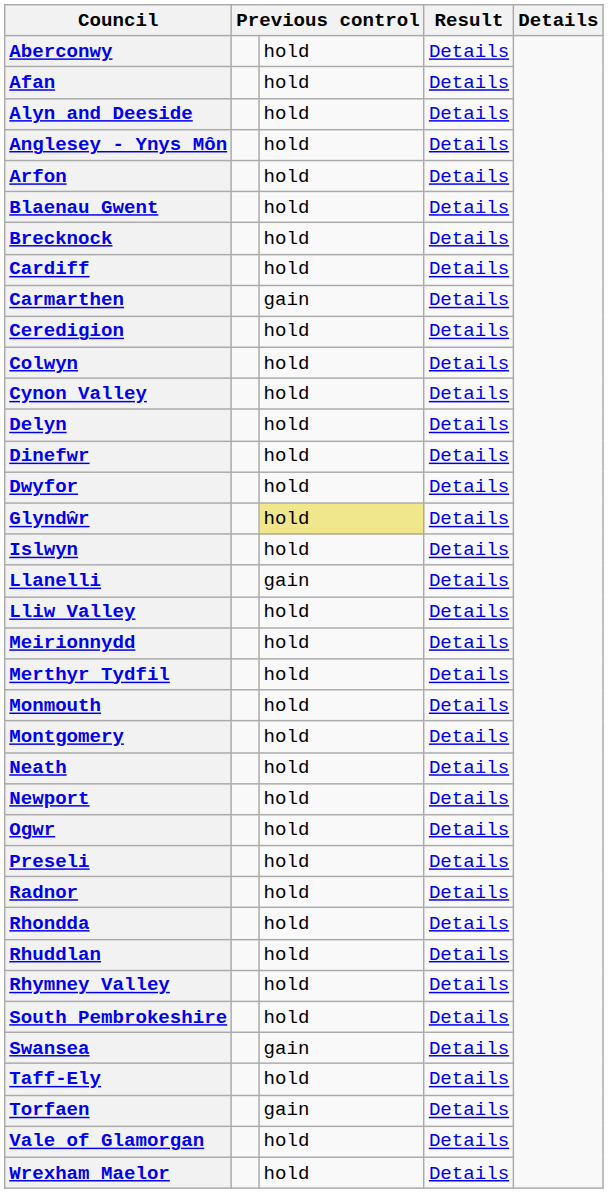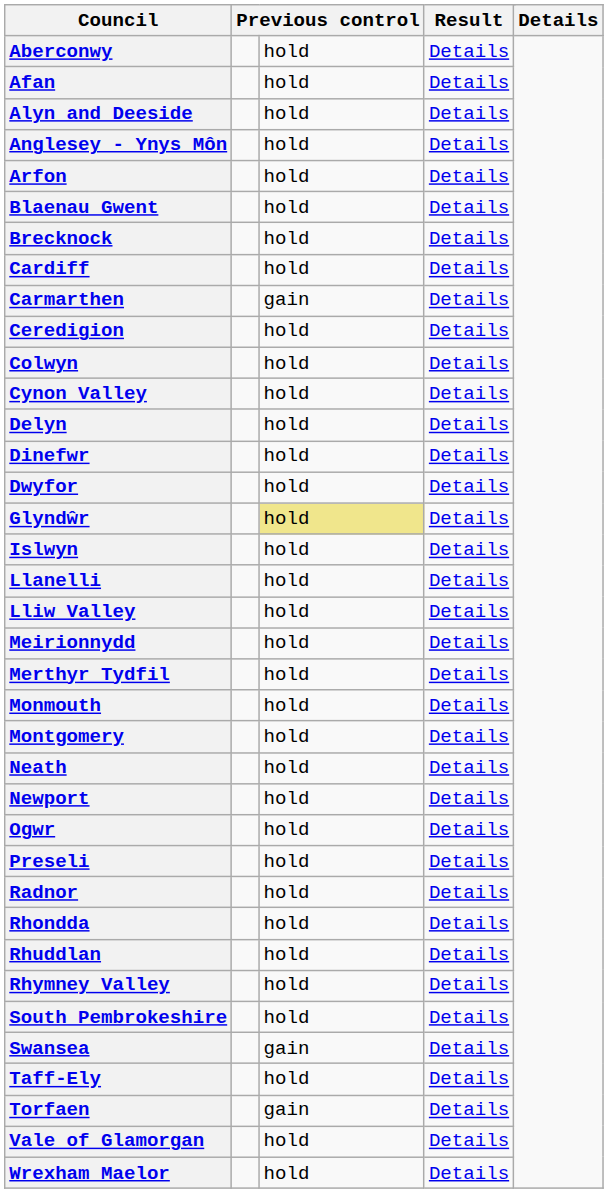(287, 581) gain -> (287, 581) hold
